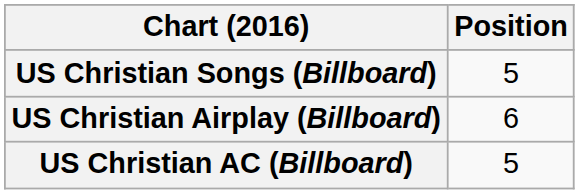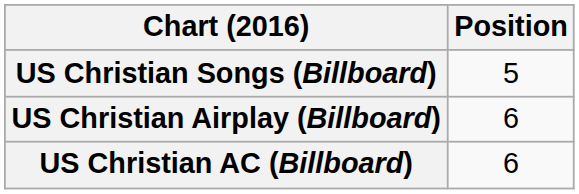(511, 164) 5 -> (511, 164) 6
